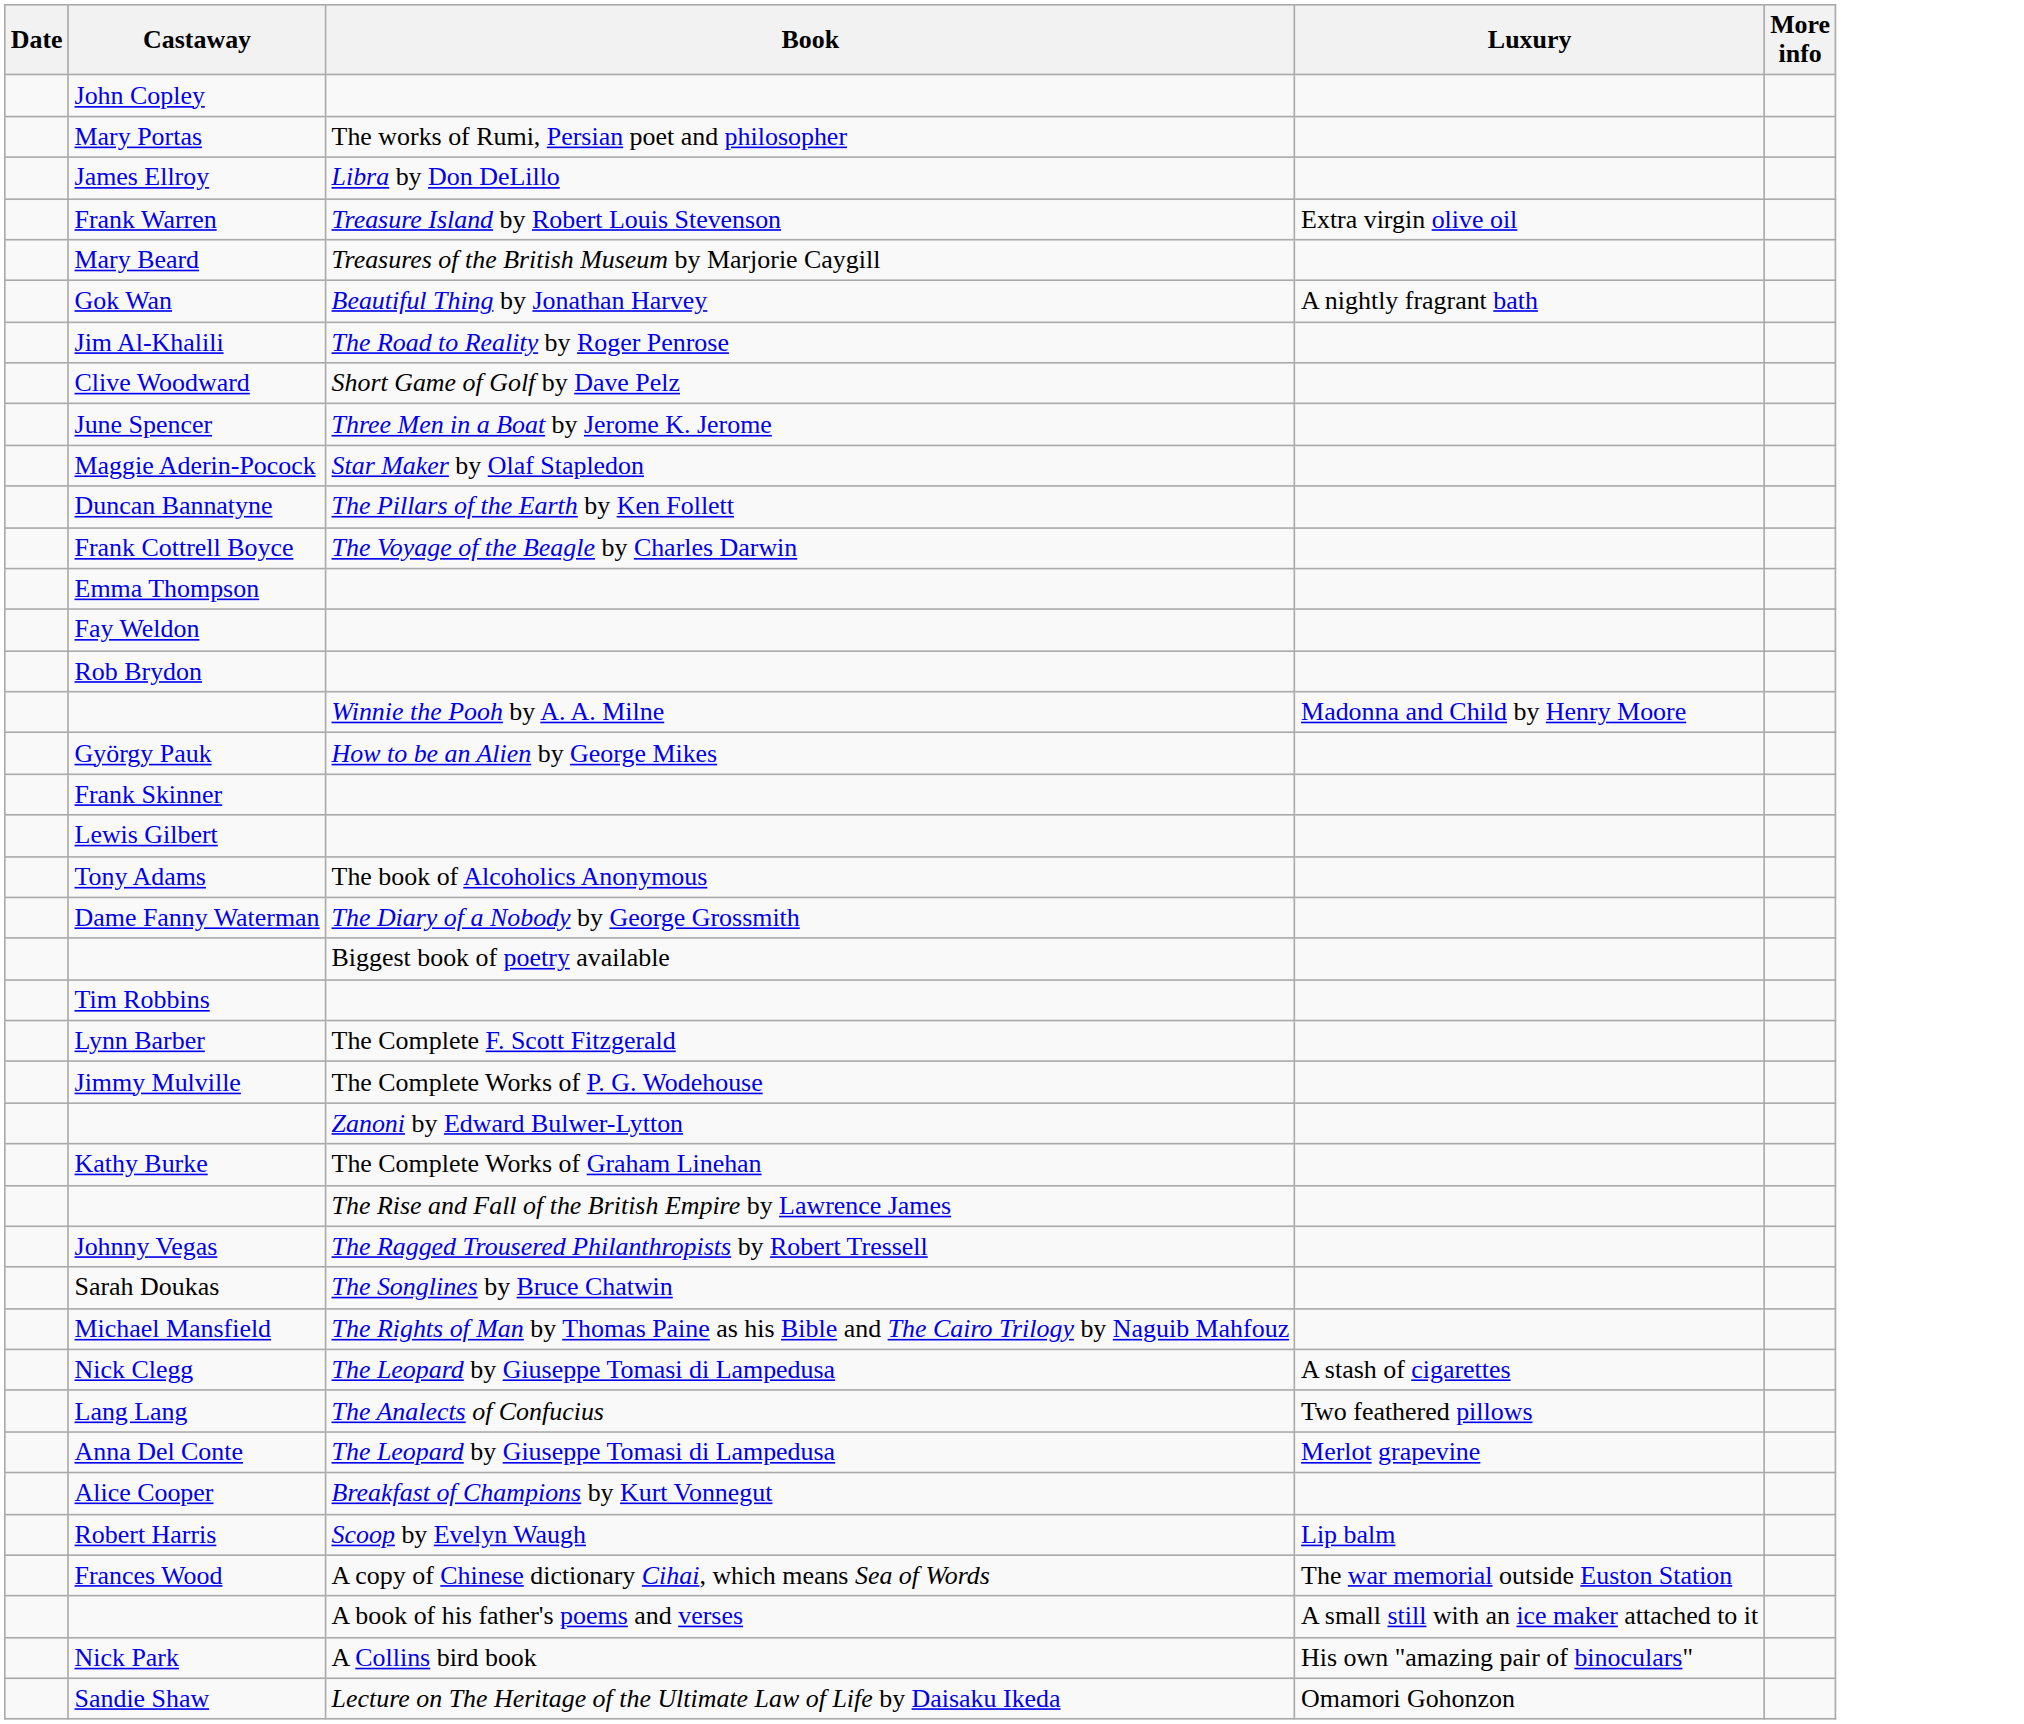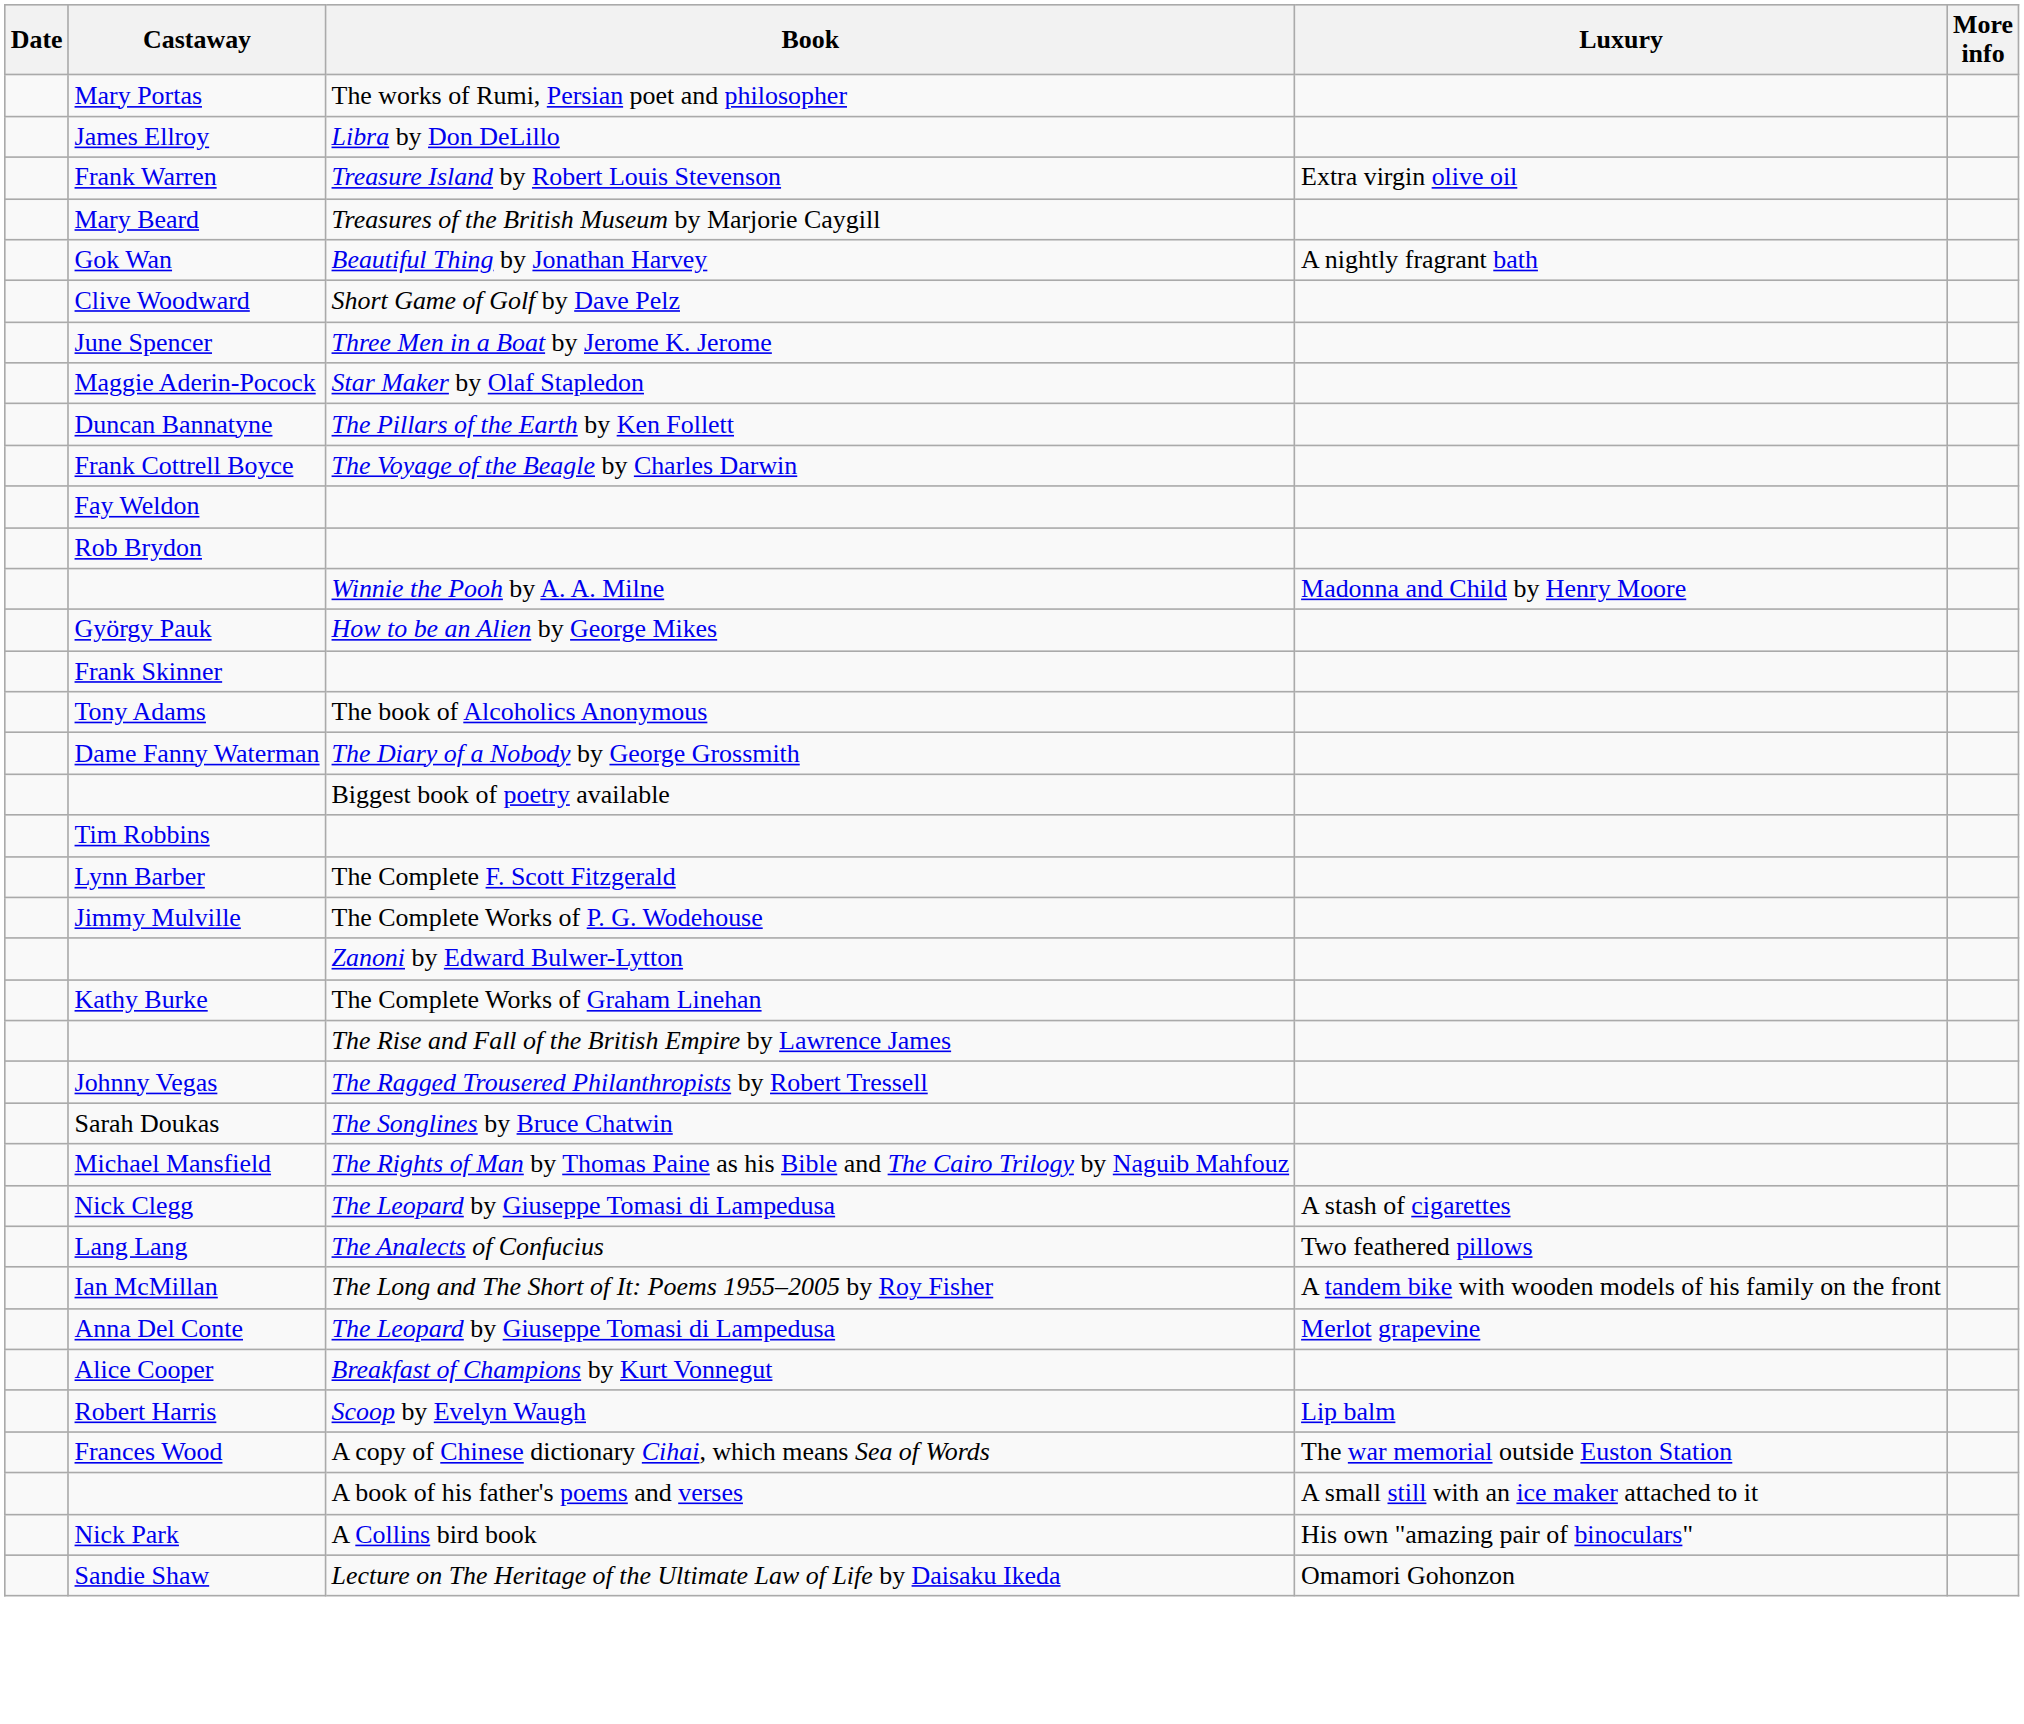- row: (140, 95)
- row: (149, 341)
- row: (167, 588)
- row: (146, 835)
+ row: (146, 1287)
